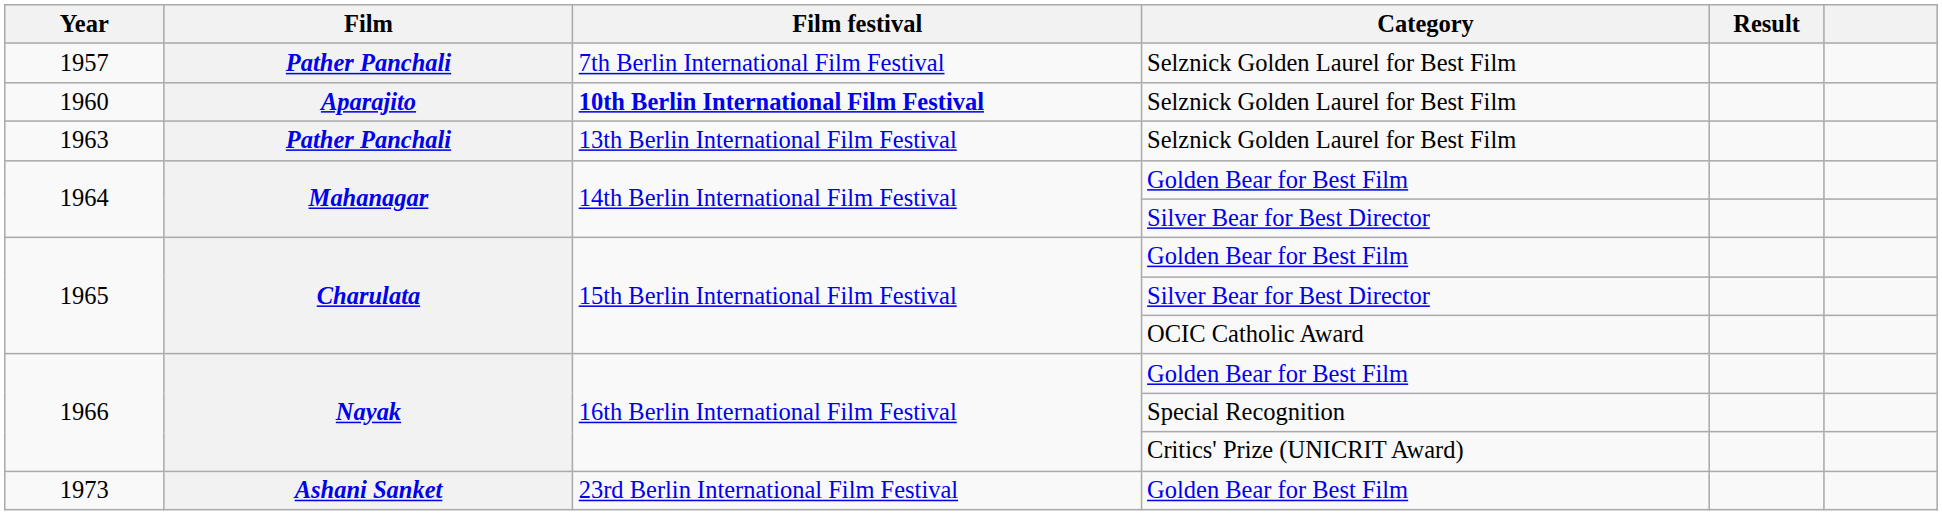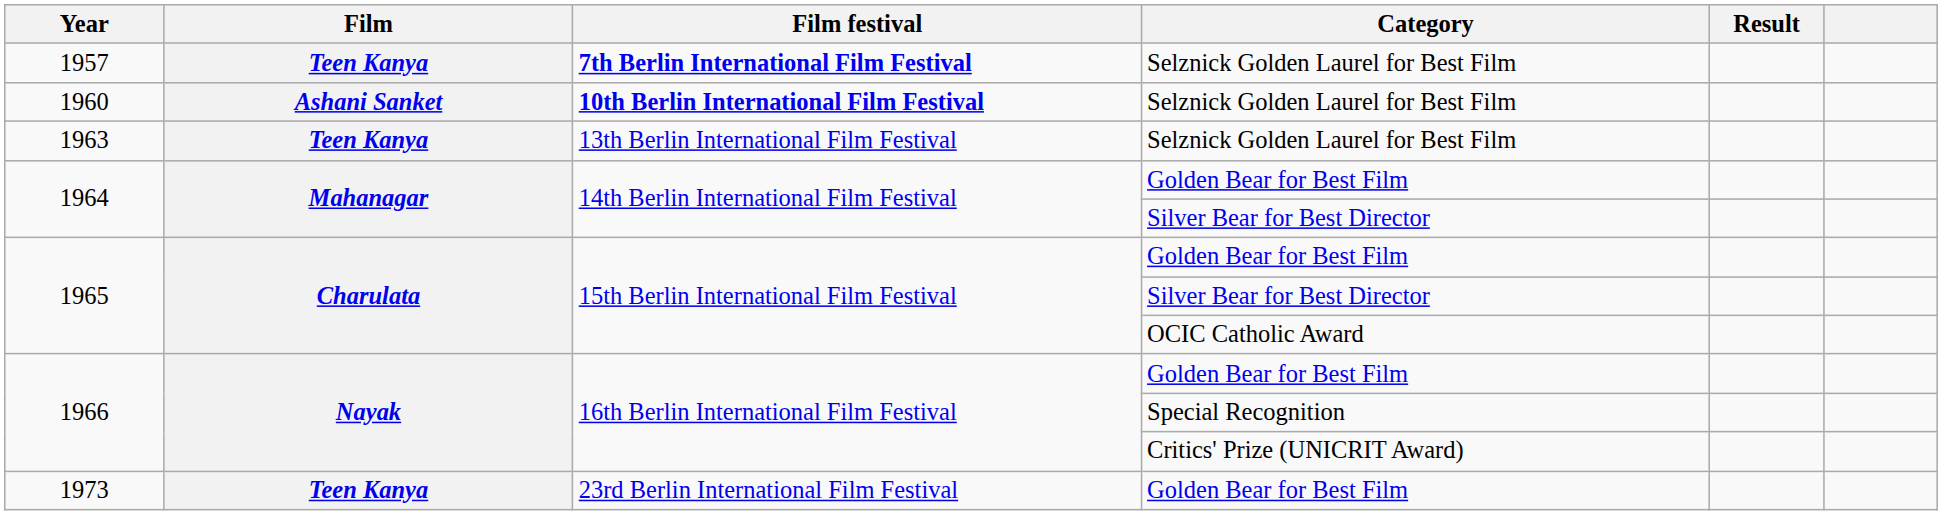(368, 62) Pather Panchali -> (368, 62) Teen Kanya
(762, 62) normal -> (775, 62) bold
(368, 101) Aparajito -> (368, 101) Ashani Sanket
(368, 140) Pather Panchali -> (368, 140) Teen Kanya
(368, 489) Ashani Sanket -> (368, 489) Teen Kanya
